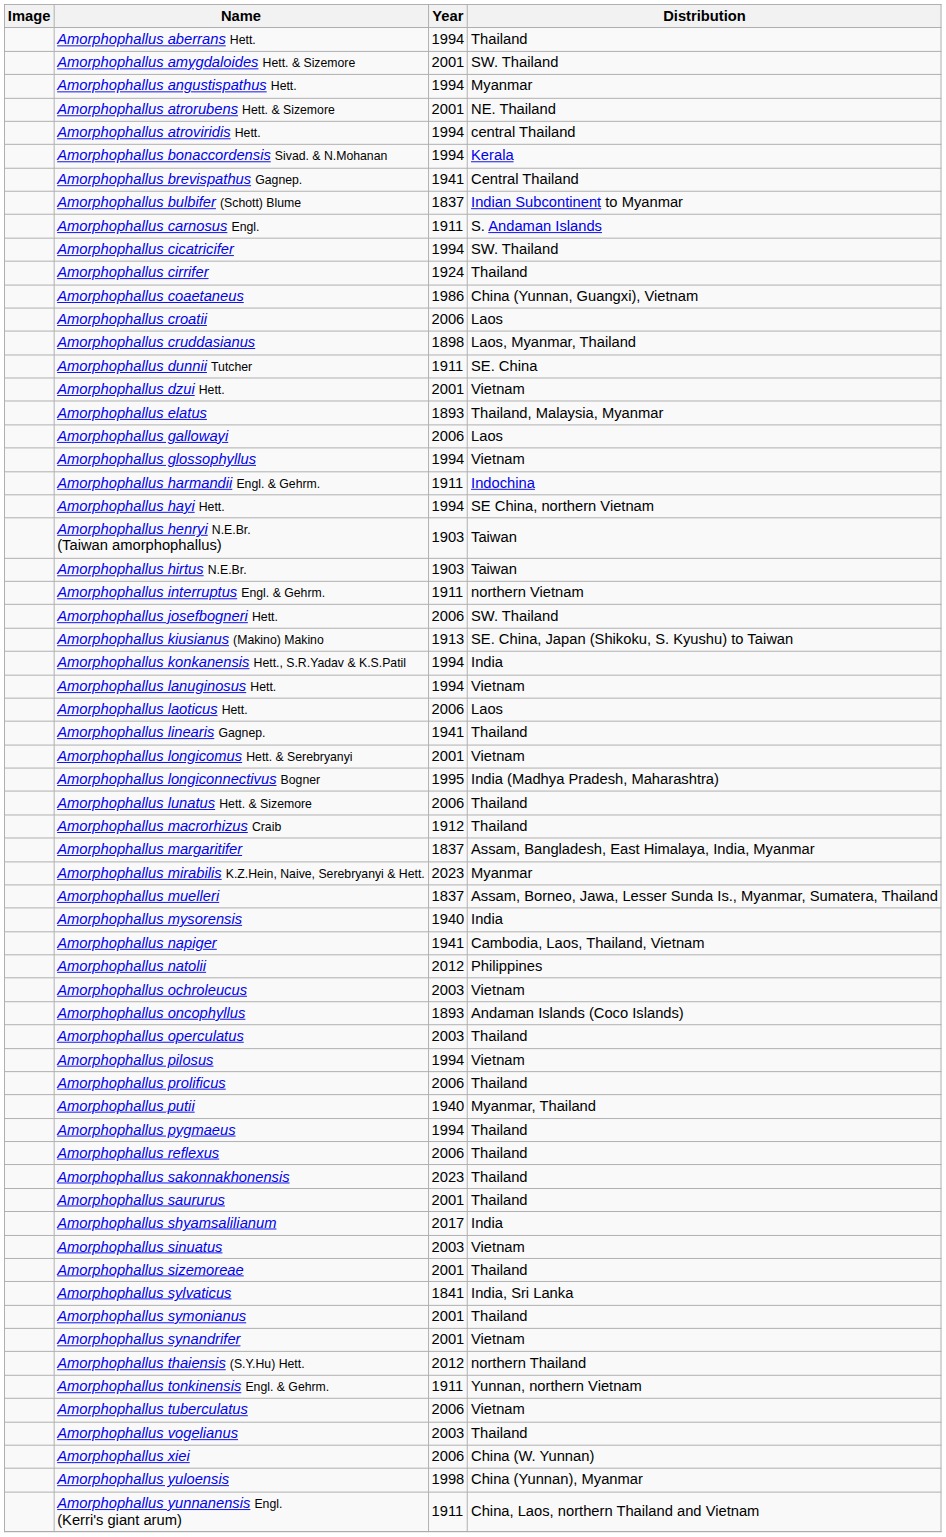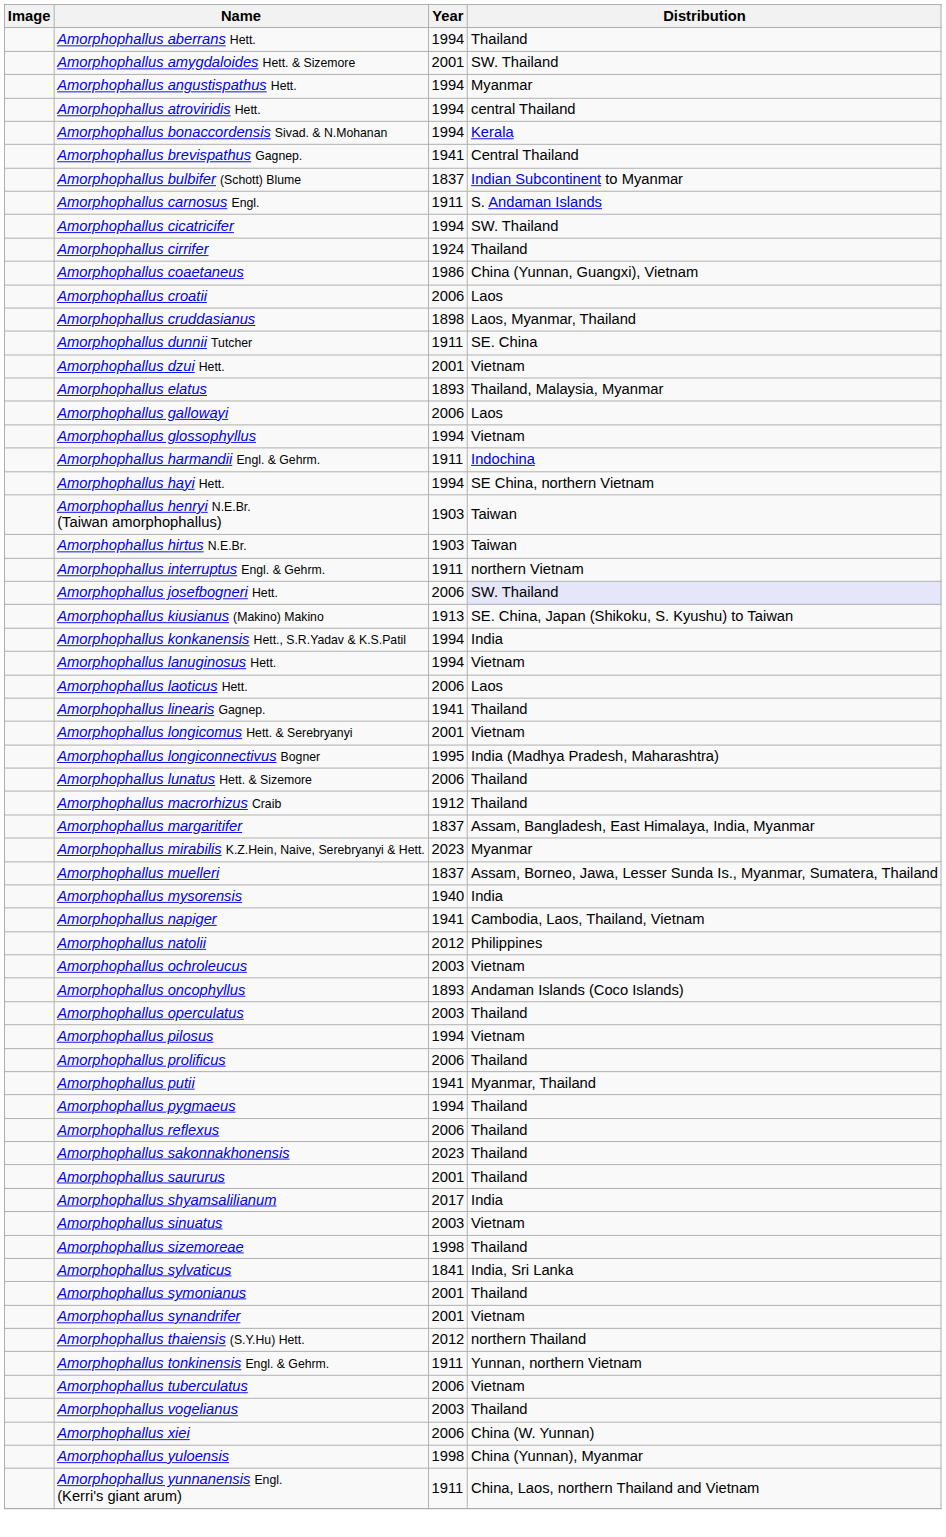- row: (196, 109)
(515, 616) no background -> (515, 593) lavender background
(448, 1106) 1940 -> (448, 1083) 1941
(448, 1270) 2001 -> (448, 1246) 1998
